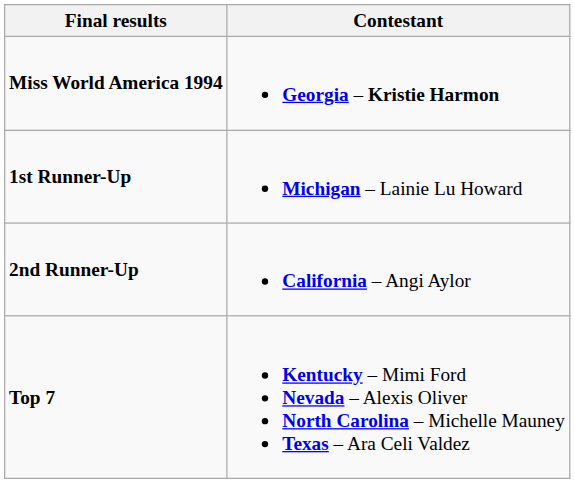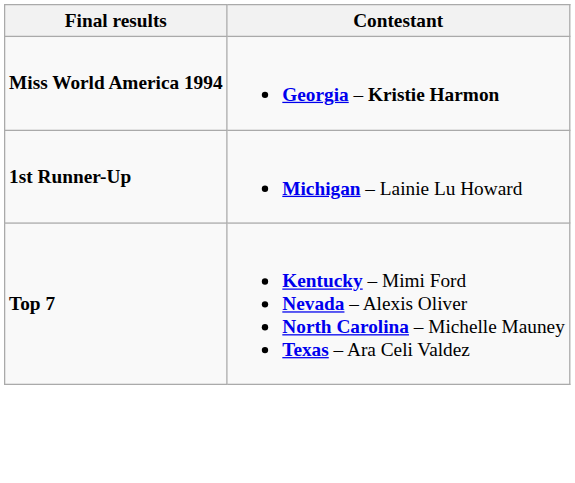- row: (74, 269)
